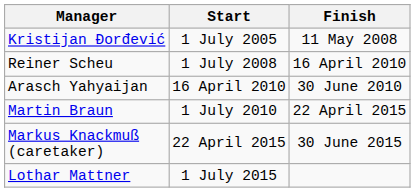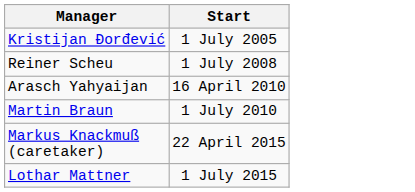- column: (350, 16)
